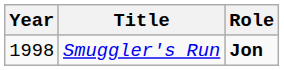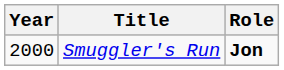(32, 50) 1998 -> (32, 50) 2000
